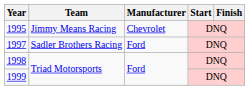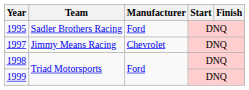(73, 29) Jimmy Means Racing -> (76, 29) Sadler Brothers Racing
(146, 29) Chevrolet -> (136, 29) Ford
(76, 45) Sadler Brothers Racing -> (73, 45) Jimmy Means Racing
(136, 45) Ford -> (146, 45) Chevrolet
